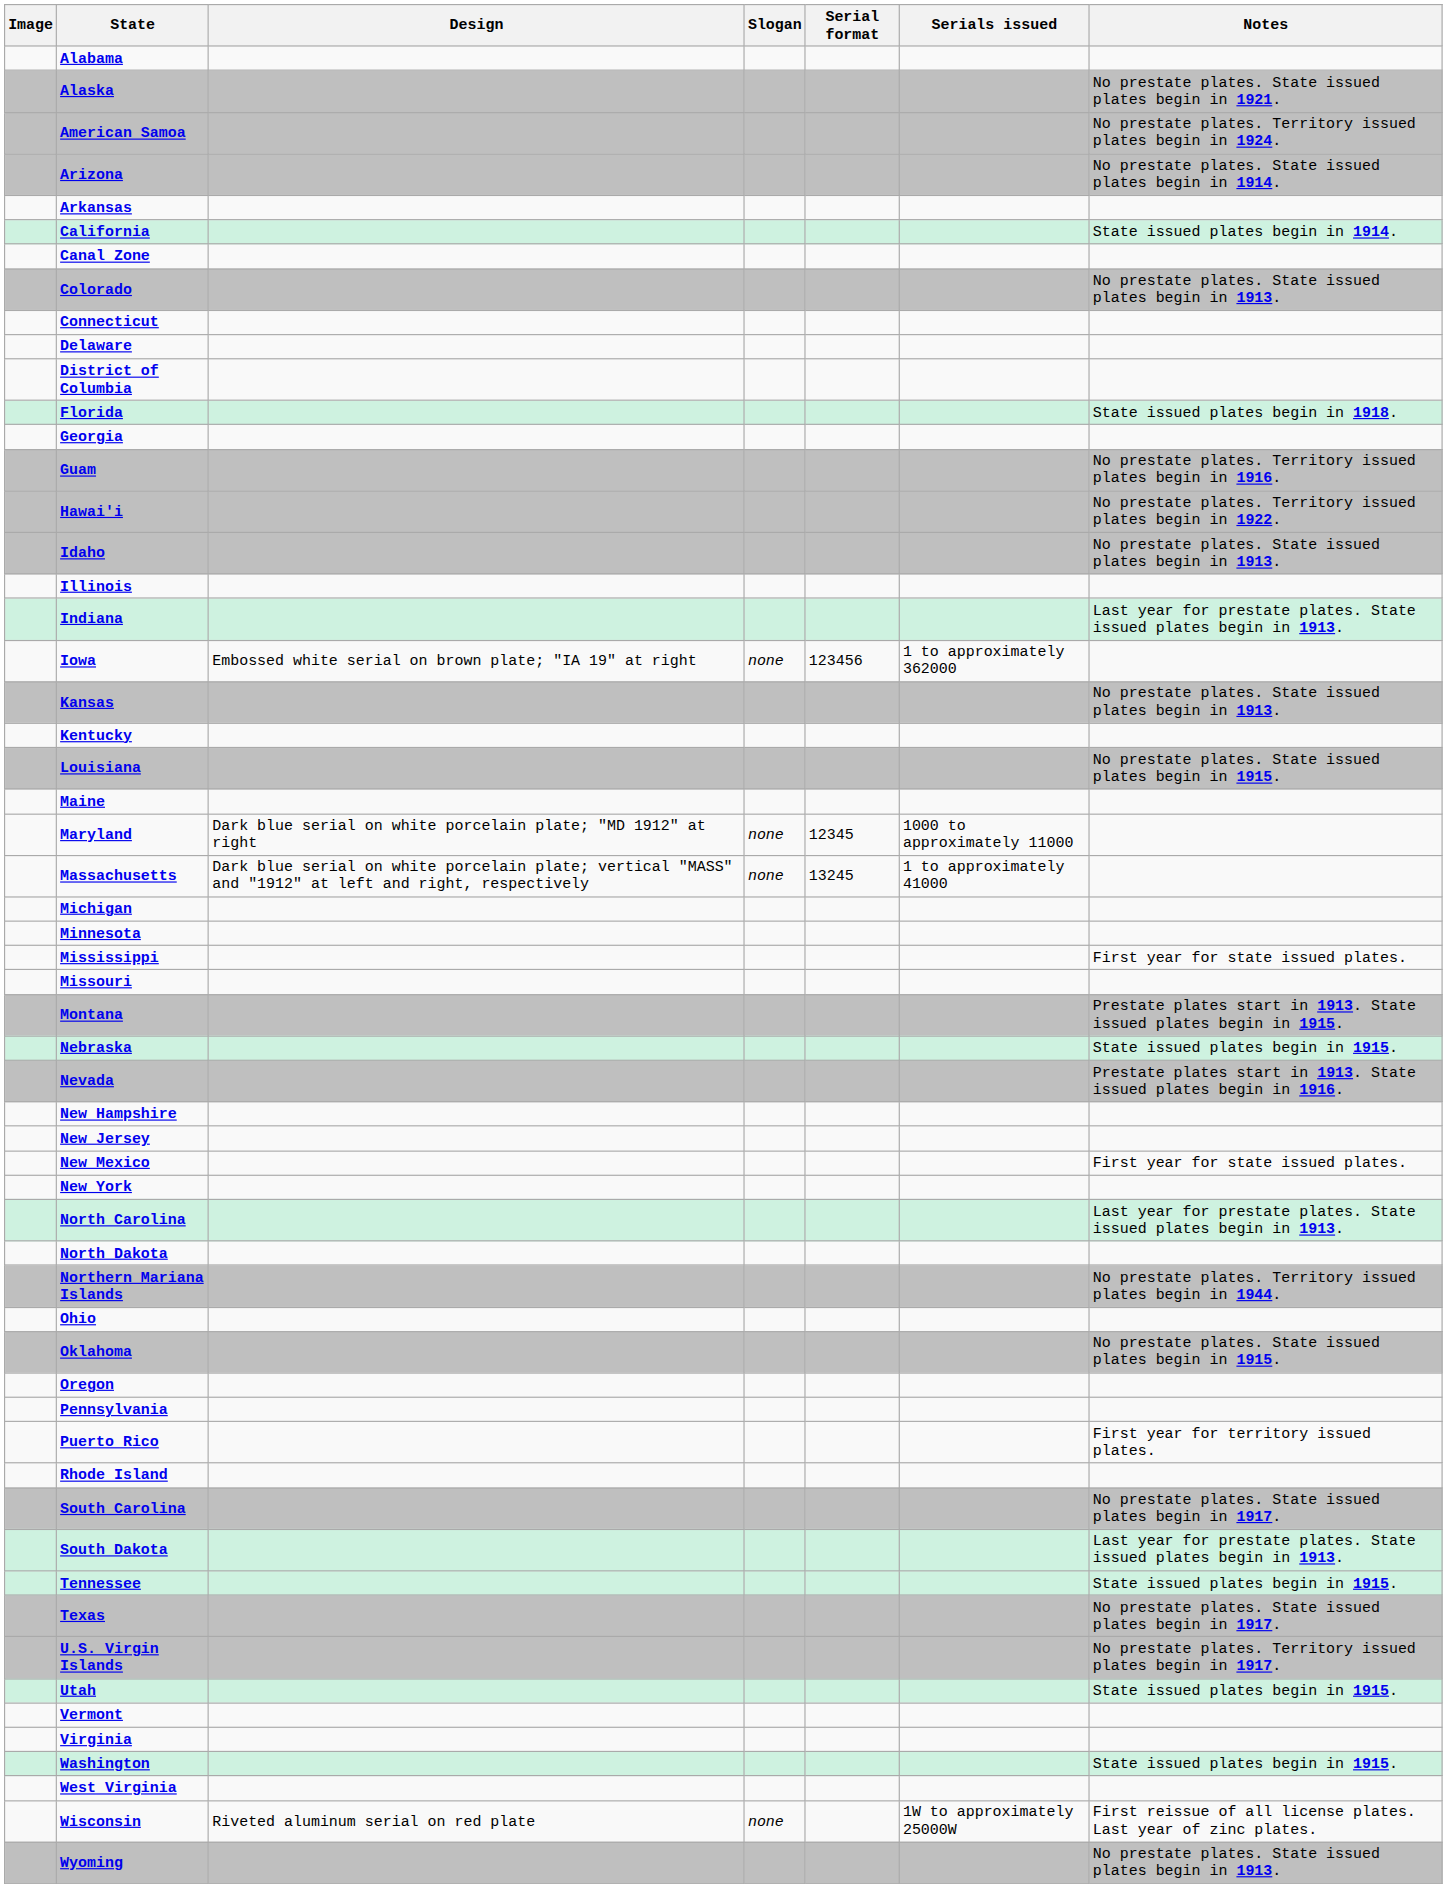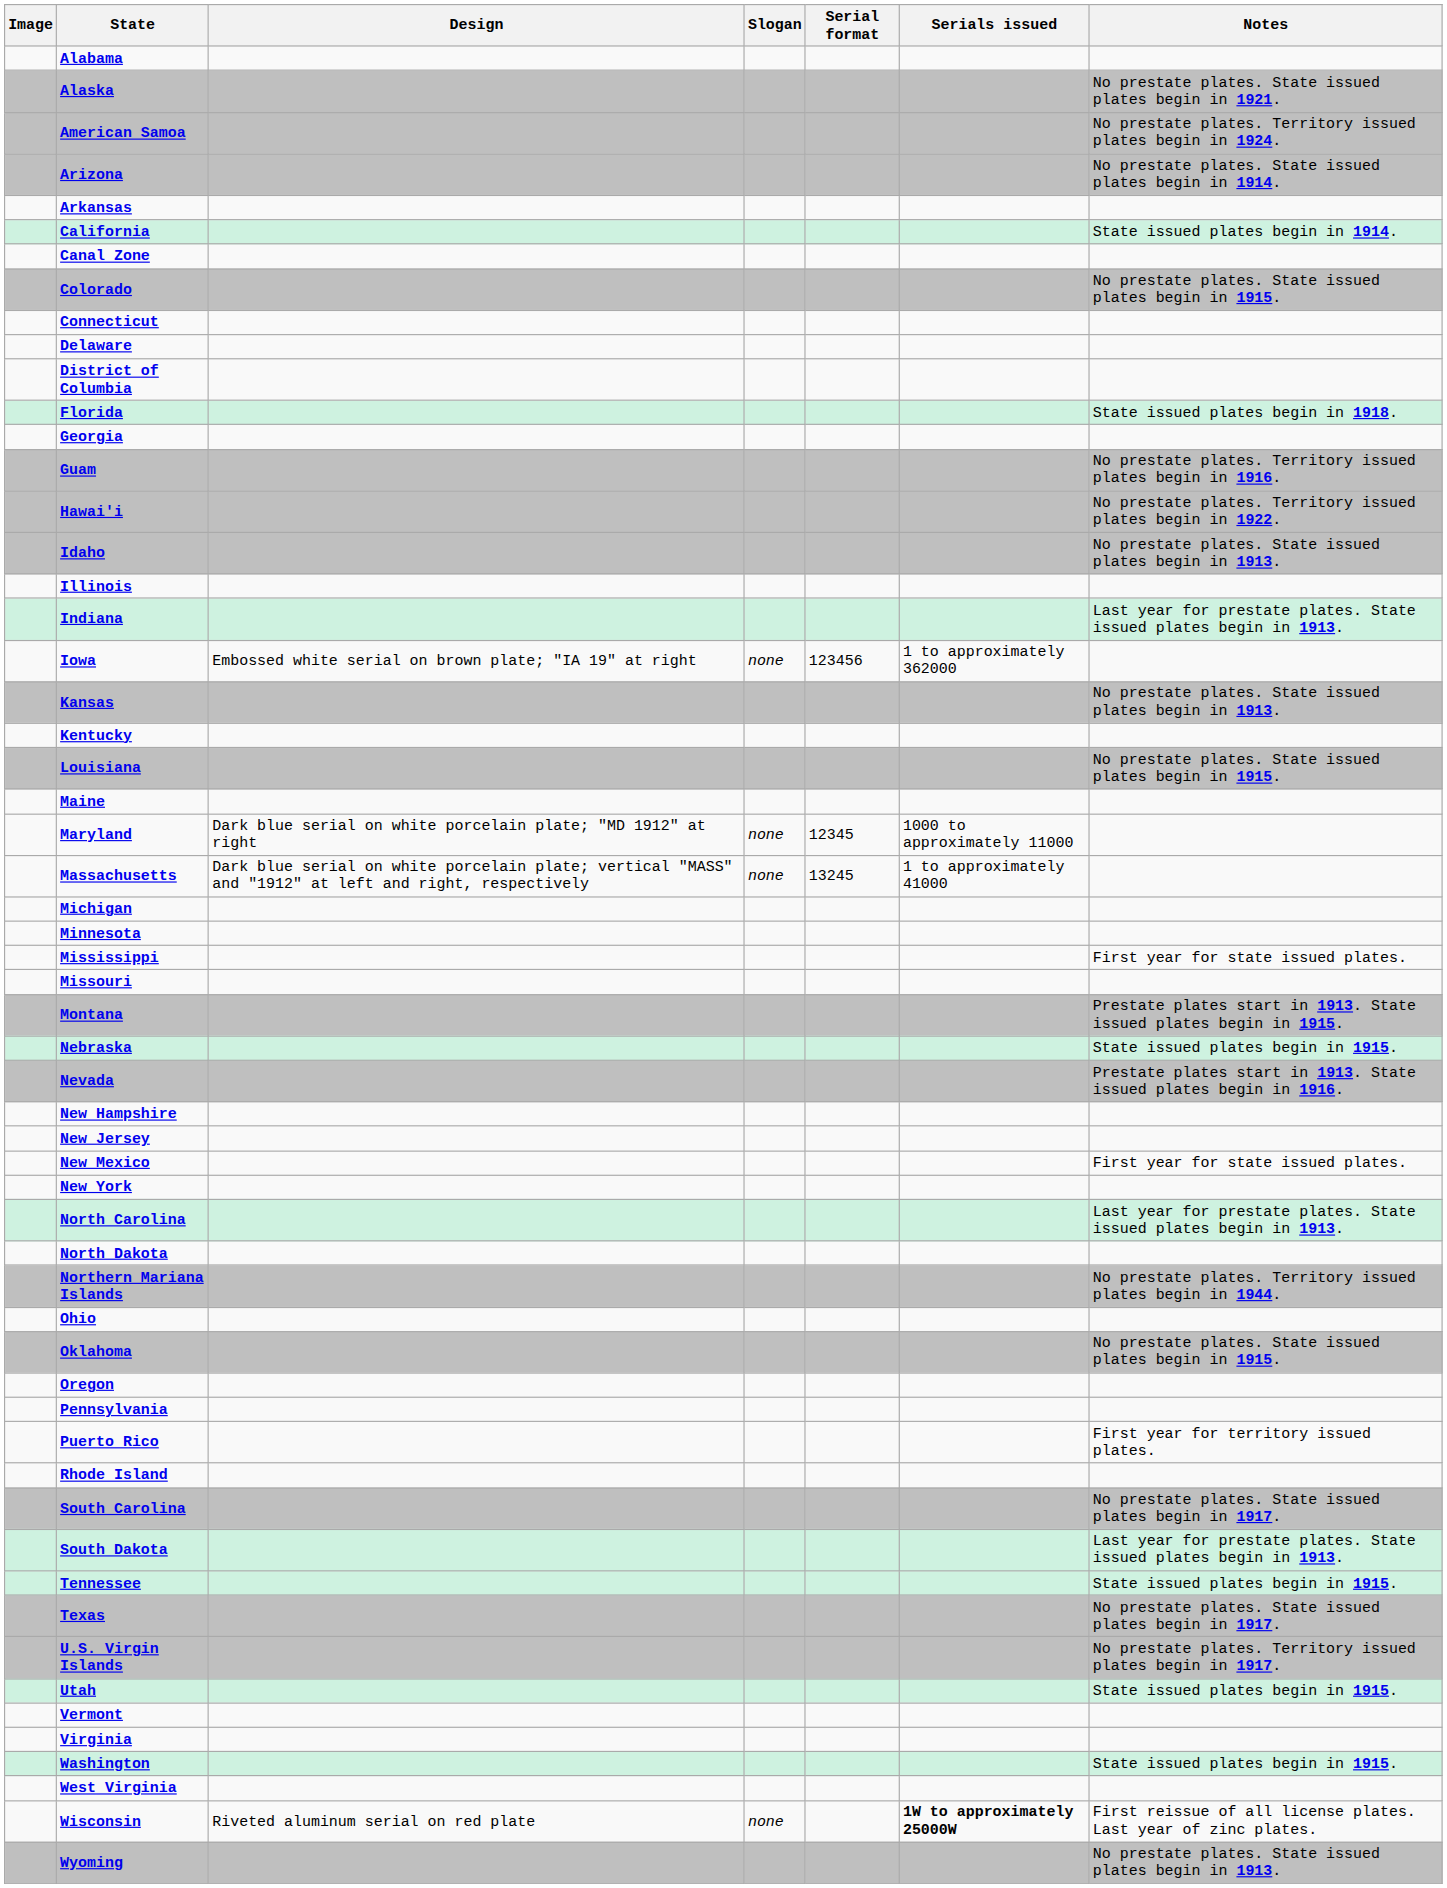(1236, 289) No prestate plates. State issued plates begin in 1913. -> (1236, 289) No prestate plates. State issued plates begin in 1915.
(988, 1821) normal -> (988, 1821) bold
